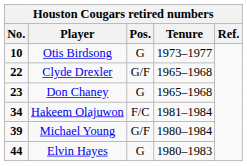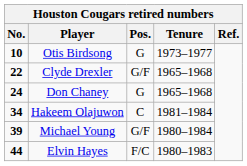(16, 92) 23 -> (16, 92) 24
(140, 111) F/C -> (140, 111) C
(140, 151) G -> (140, 151) F/C
